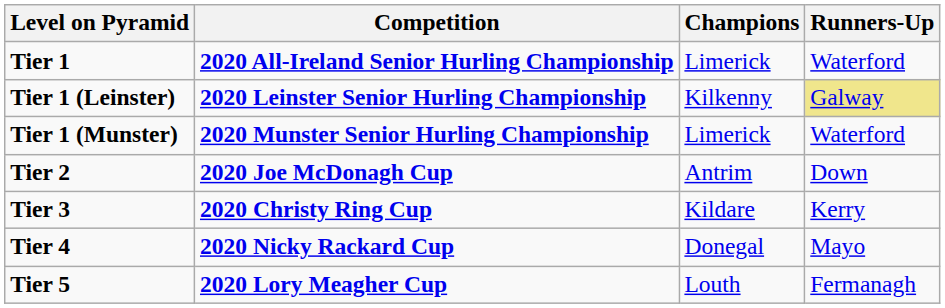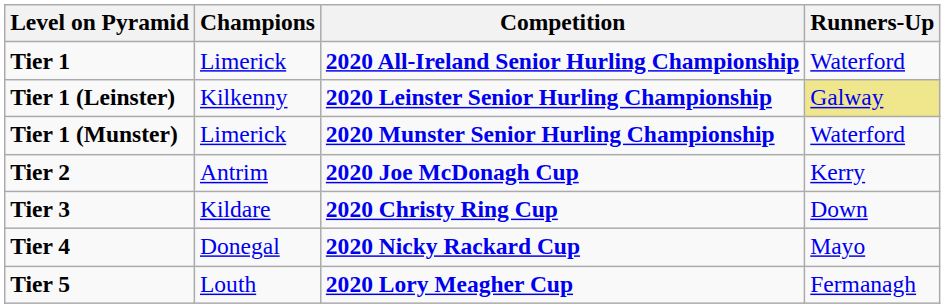columns swapped: (437, 23) <-> (742, 23)
(839, 172) Down -> (838, 172) Kerry
(838, 209) Kerry -> (839, 209) Down
